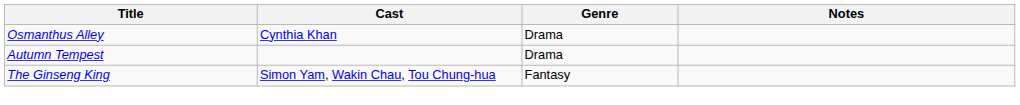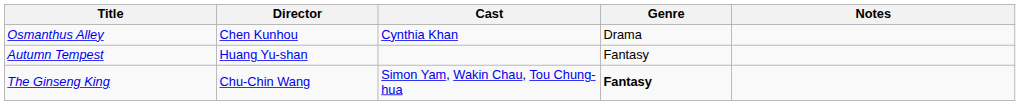+ column: (297, 14)
(544, 55) Drama -> (626, 55) Fantasy
(547, 75) normal -> (628, 82) bold
